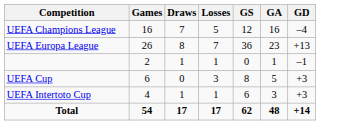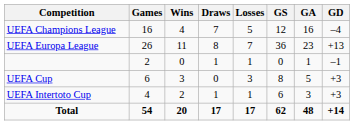+ column: (182, 12)
